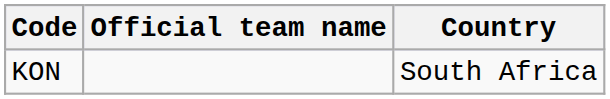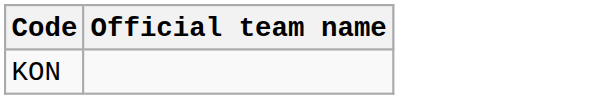- column: (499, 27)
